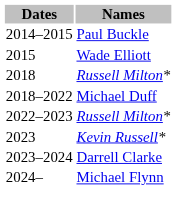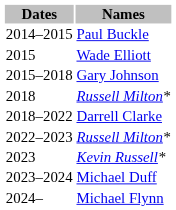+ row: (39, 75)
(117, 96) Michael Duff -> (119, 116) Darrell Clarke
(119, 157) Darrell Clarke -> (117, 177) Michael Duff
